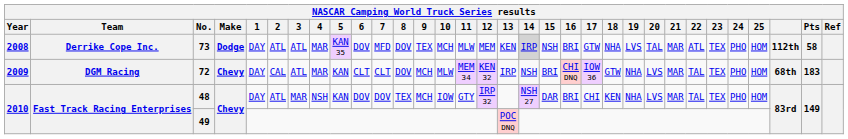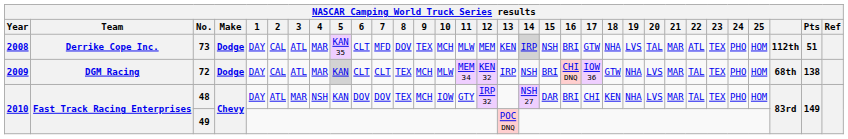(278, 46) ATL -> (278, 46) CAL
(362, 46) DOV -> (362, 46) CLT
(812, 46) 58 -> (812, 46) 51
(231, 71) Chevy -> (231, 71) Dodge
(341, 71) no background -> (341, 71) lightgrey background
(403, 71) DOV -> (403, 71) TEX
(812, 71) 183 -> (812, 71) 138
